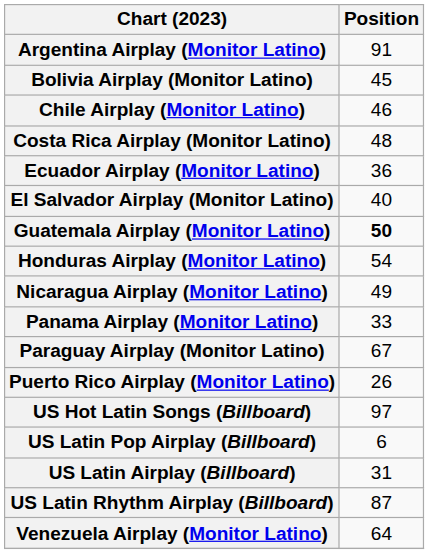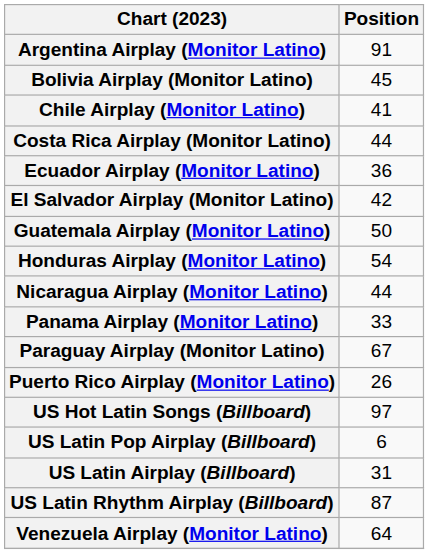(381, 110) 46 -> (381, 110) 41
(381, 140) 48 -> (381, 140) 44
(381, 200) 40 -> (381, 200) 42
(381, 230) bold -> (381, 230) normal
(381, 291) 49 -> (381, 291) 44
